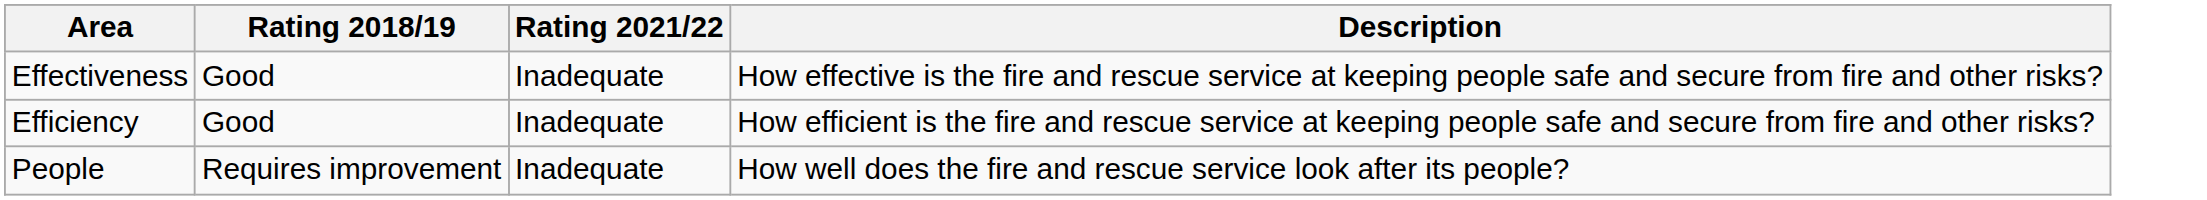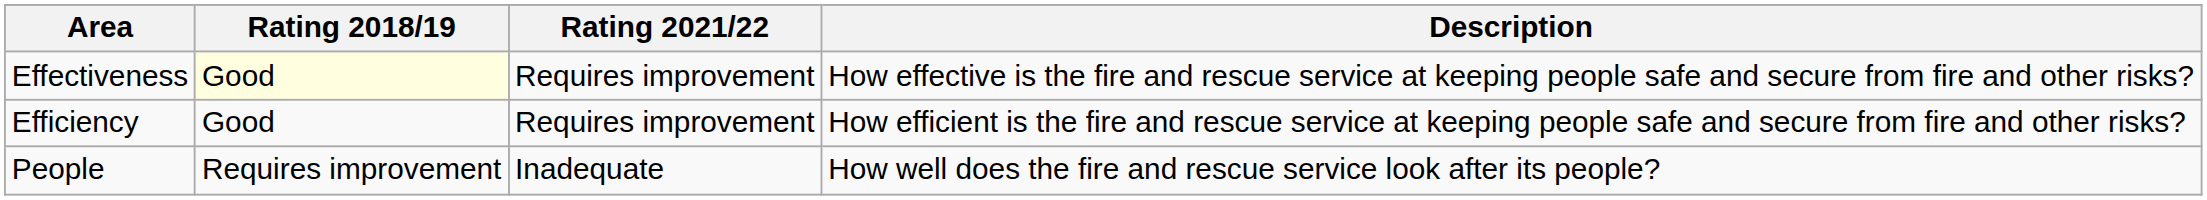(238, 75) no background -> (238, 75) lightyellow background
(590, 75) Inadequate -> (665, 75) Requires improvement
(590, 122) Inadequate -> (665, 122) Requires improvement
